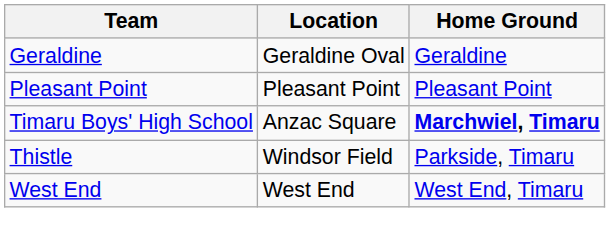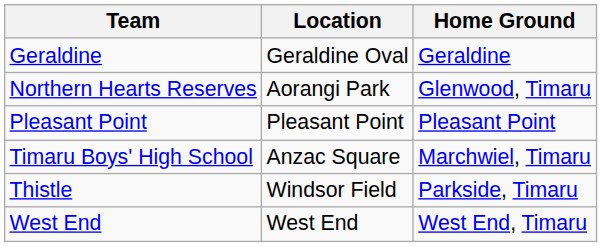+ row: (133, 88)
(507, 122) bold -> (505, 156) normal
